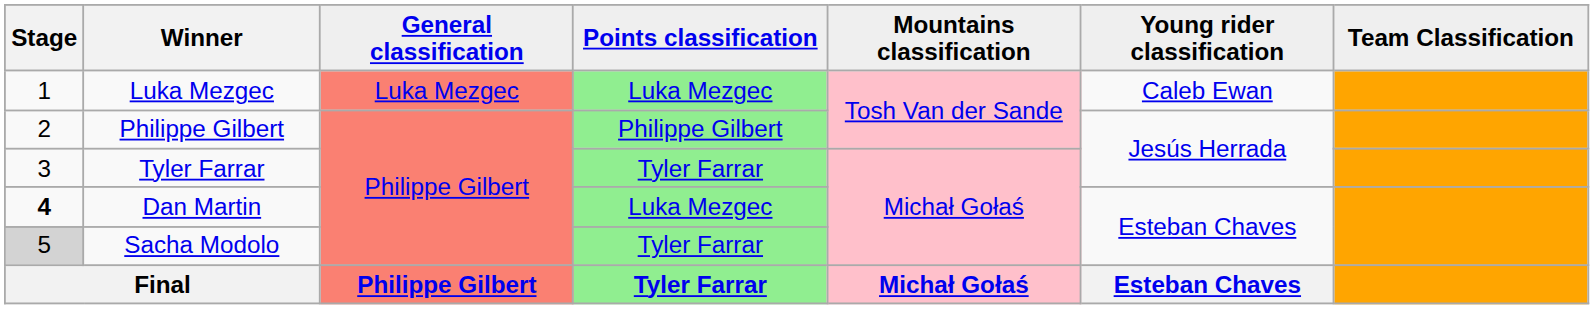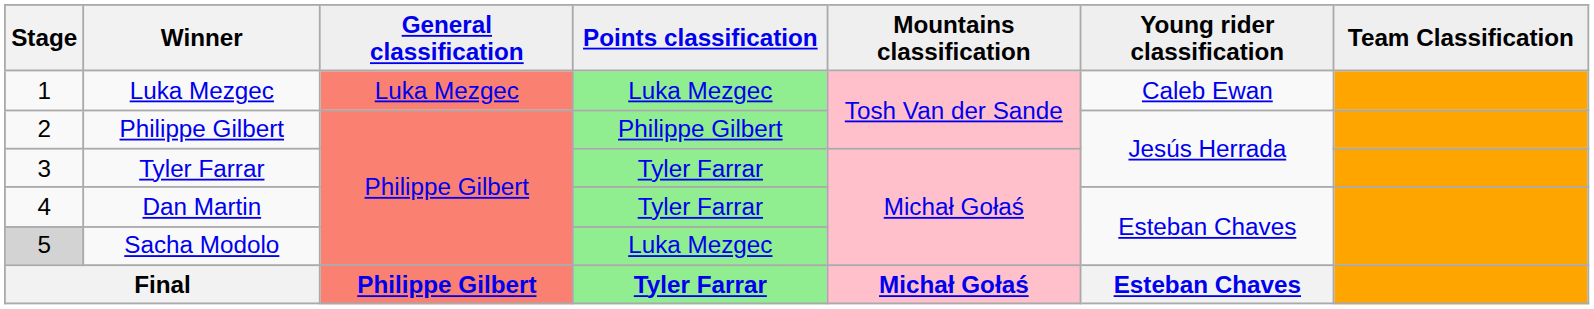(44, 207) bold -> (44, 207) normal
(700, 207) Luka Mezgec -> (700, 207) Tyler Farrar
(700, 246) Tyler Farrar -> (700, 246) Luka Mezgec
